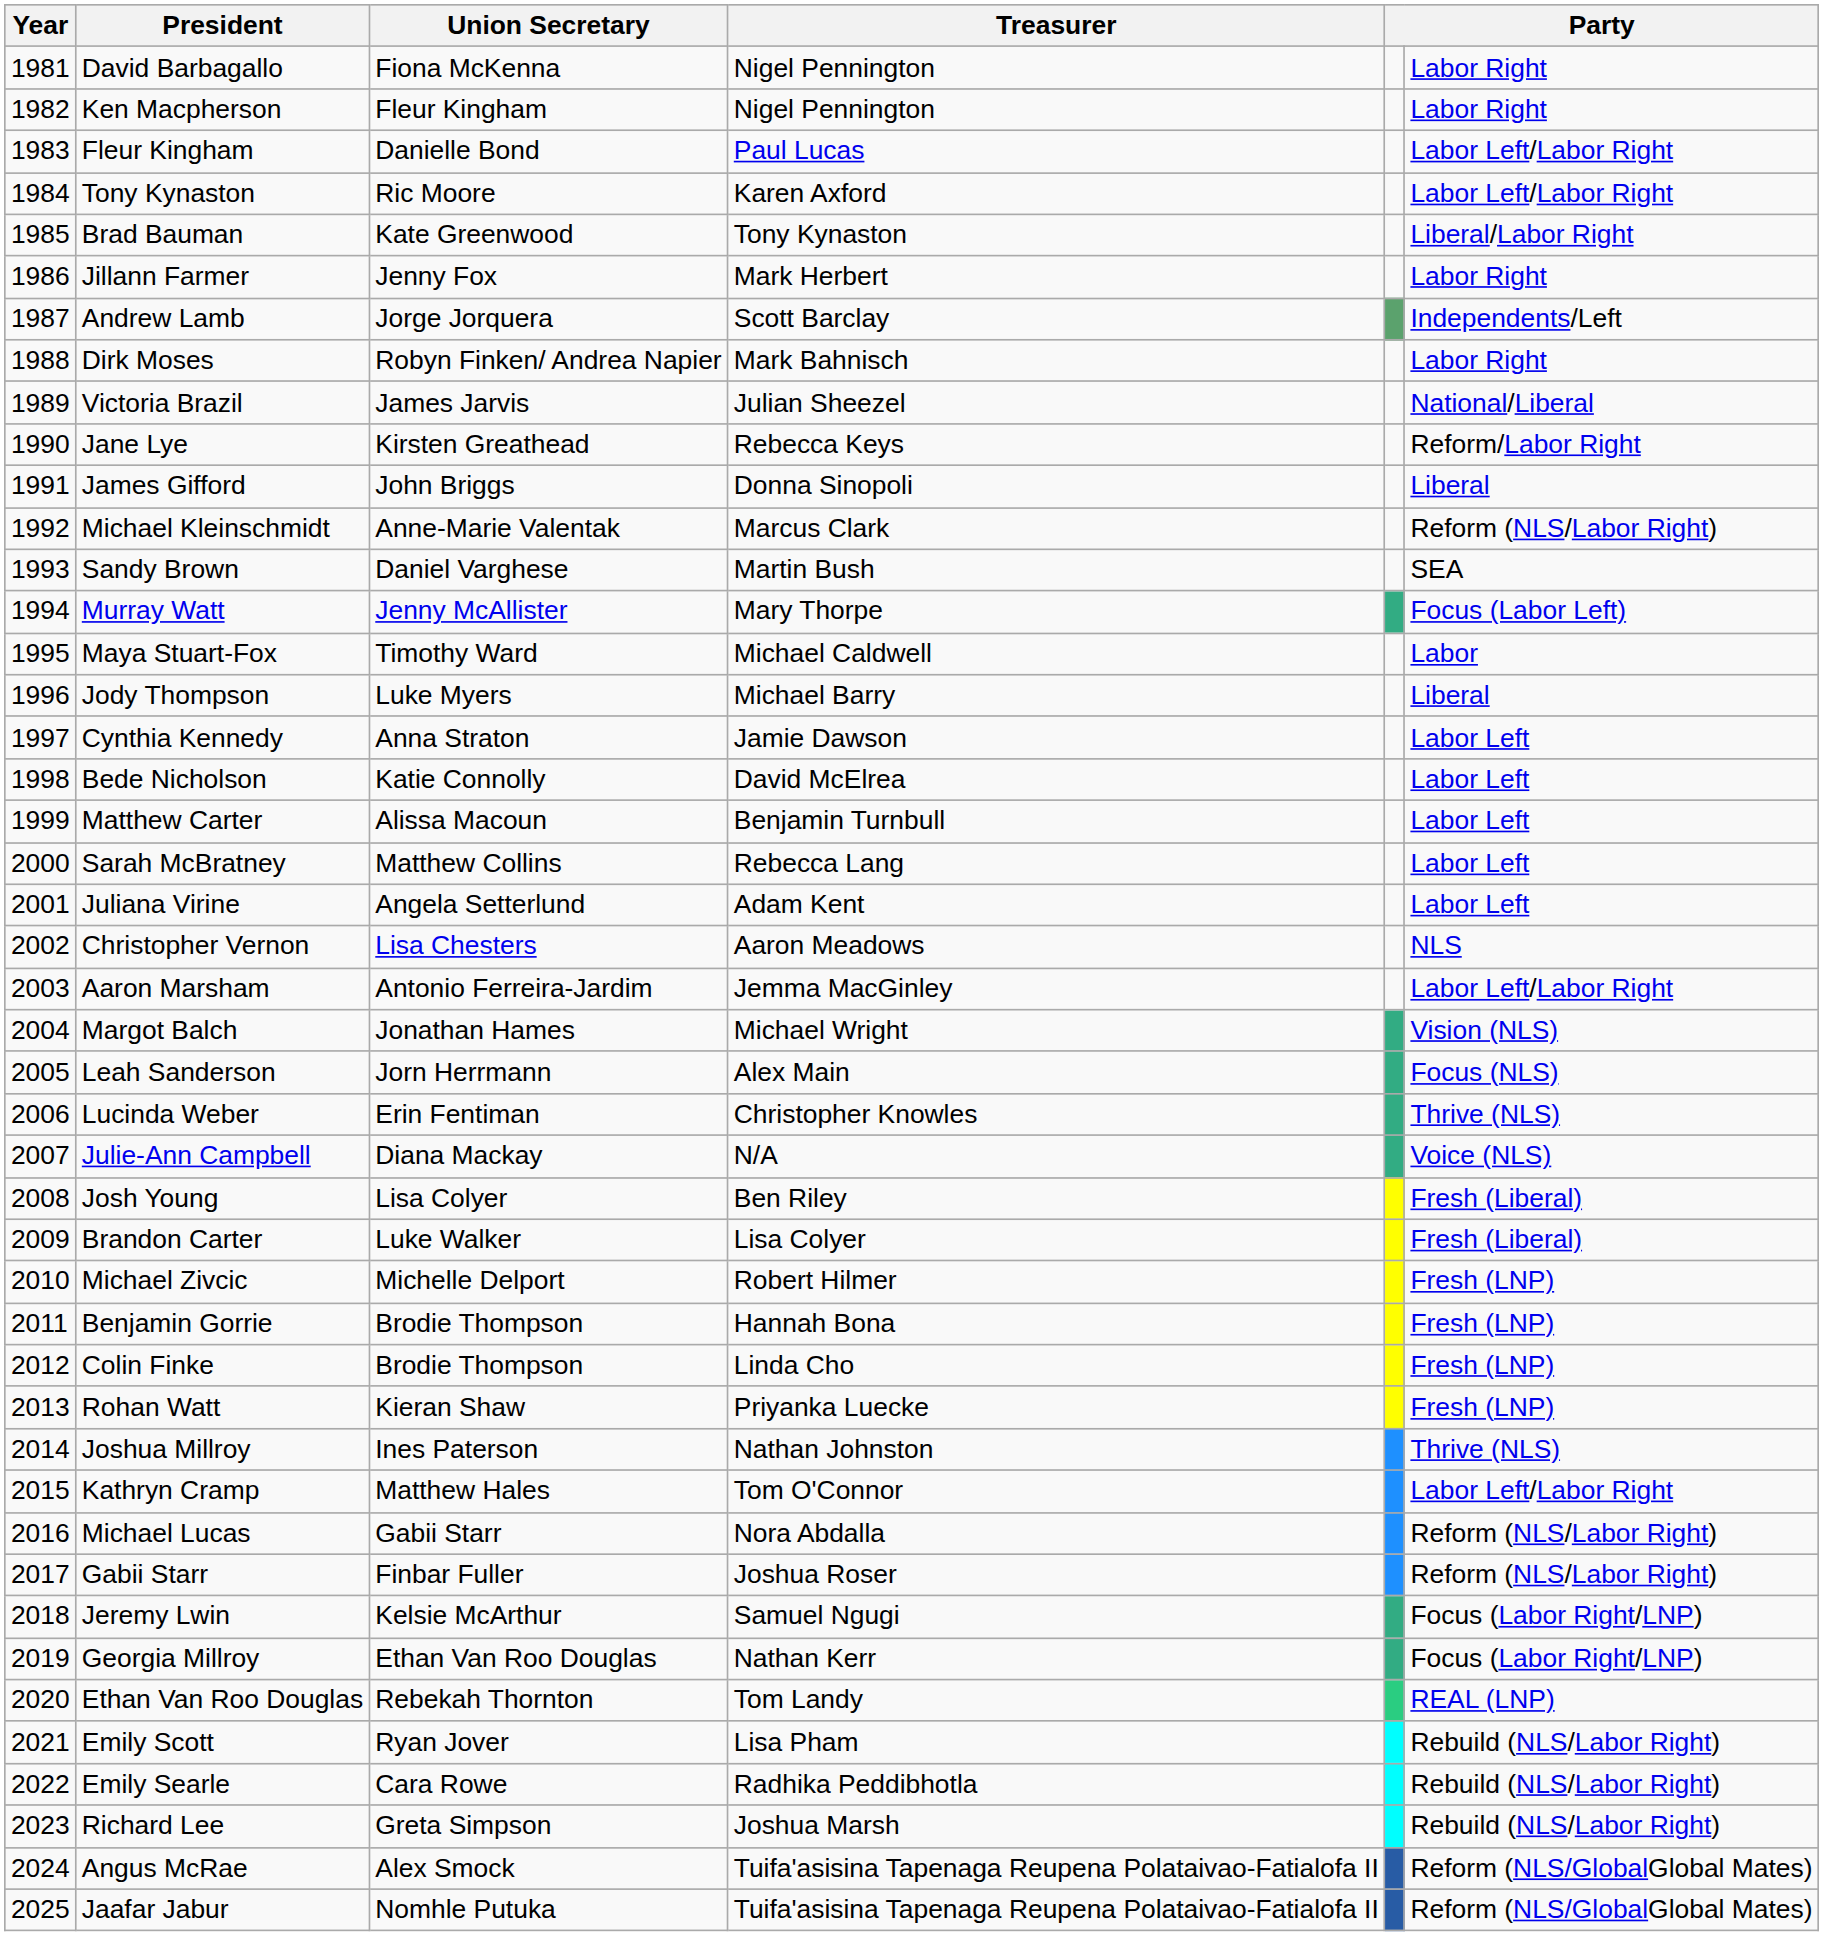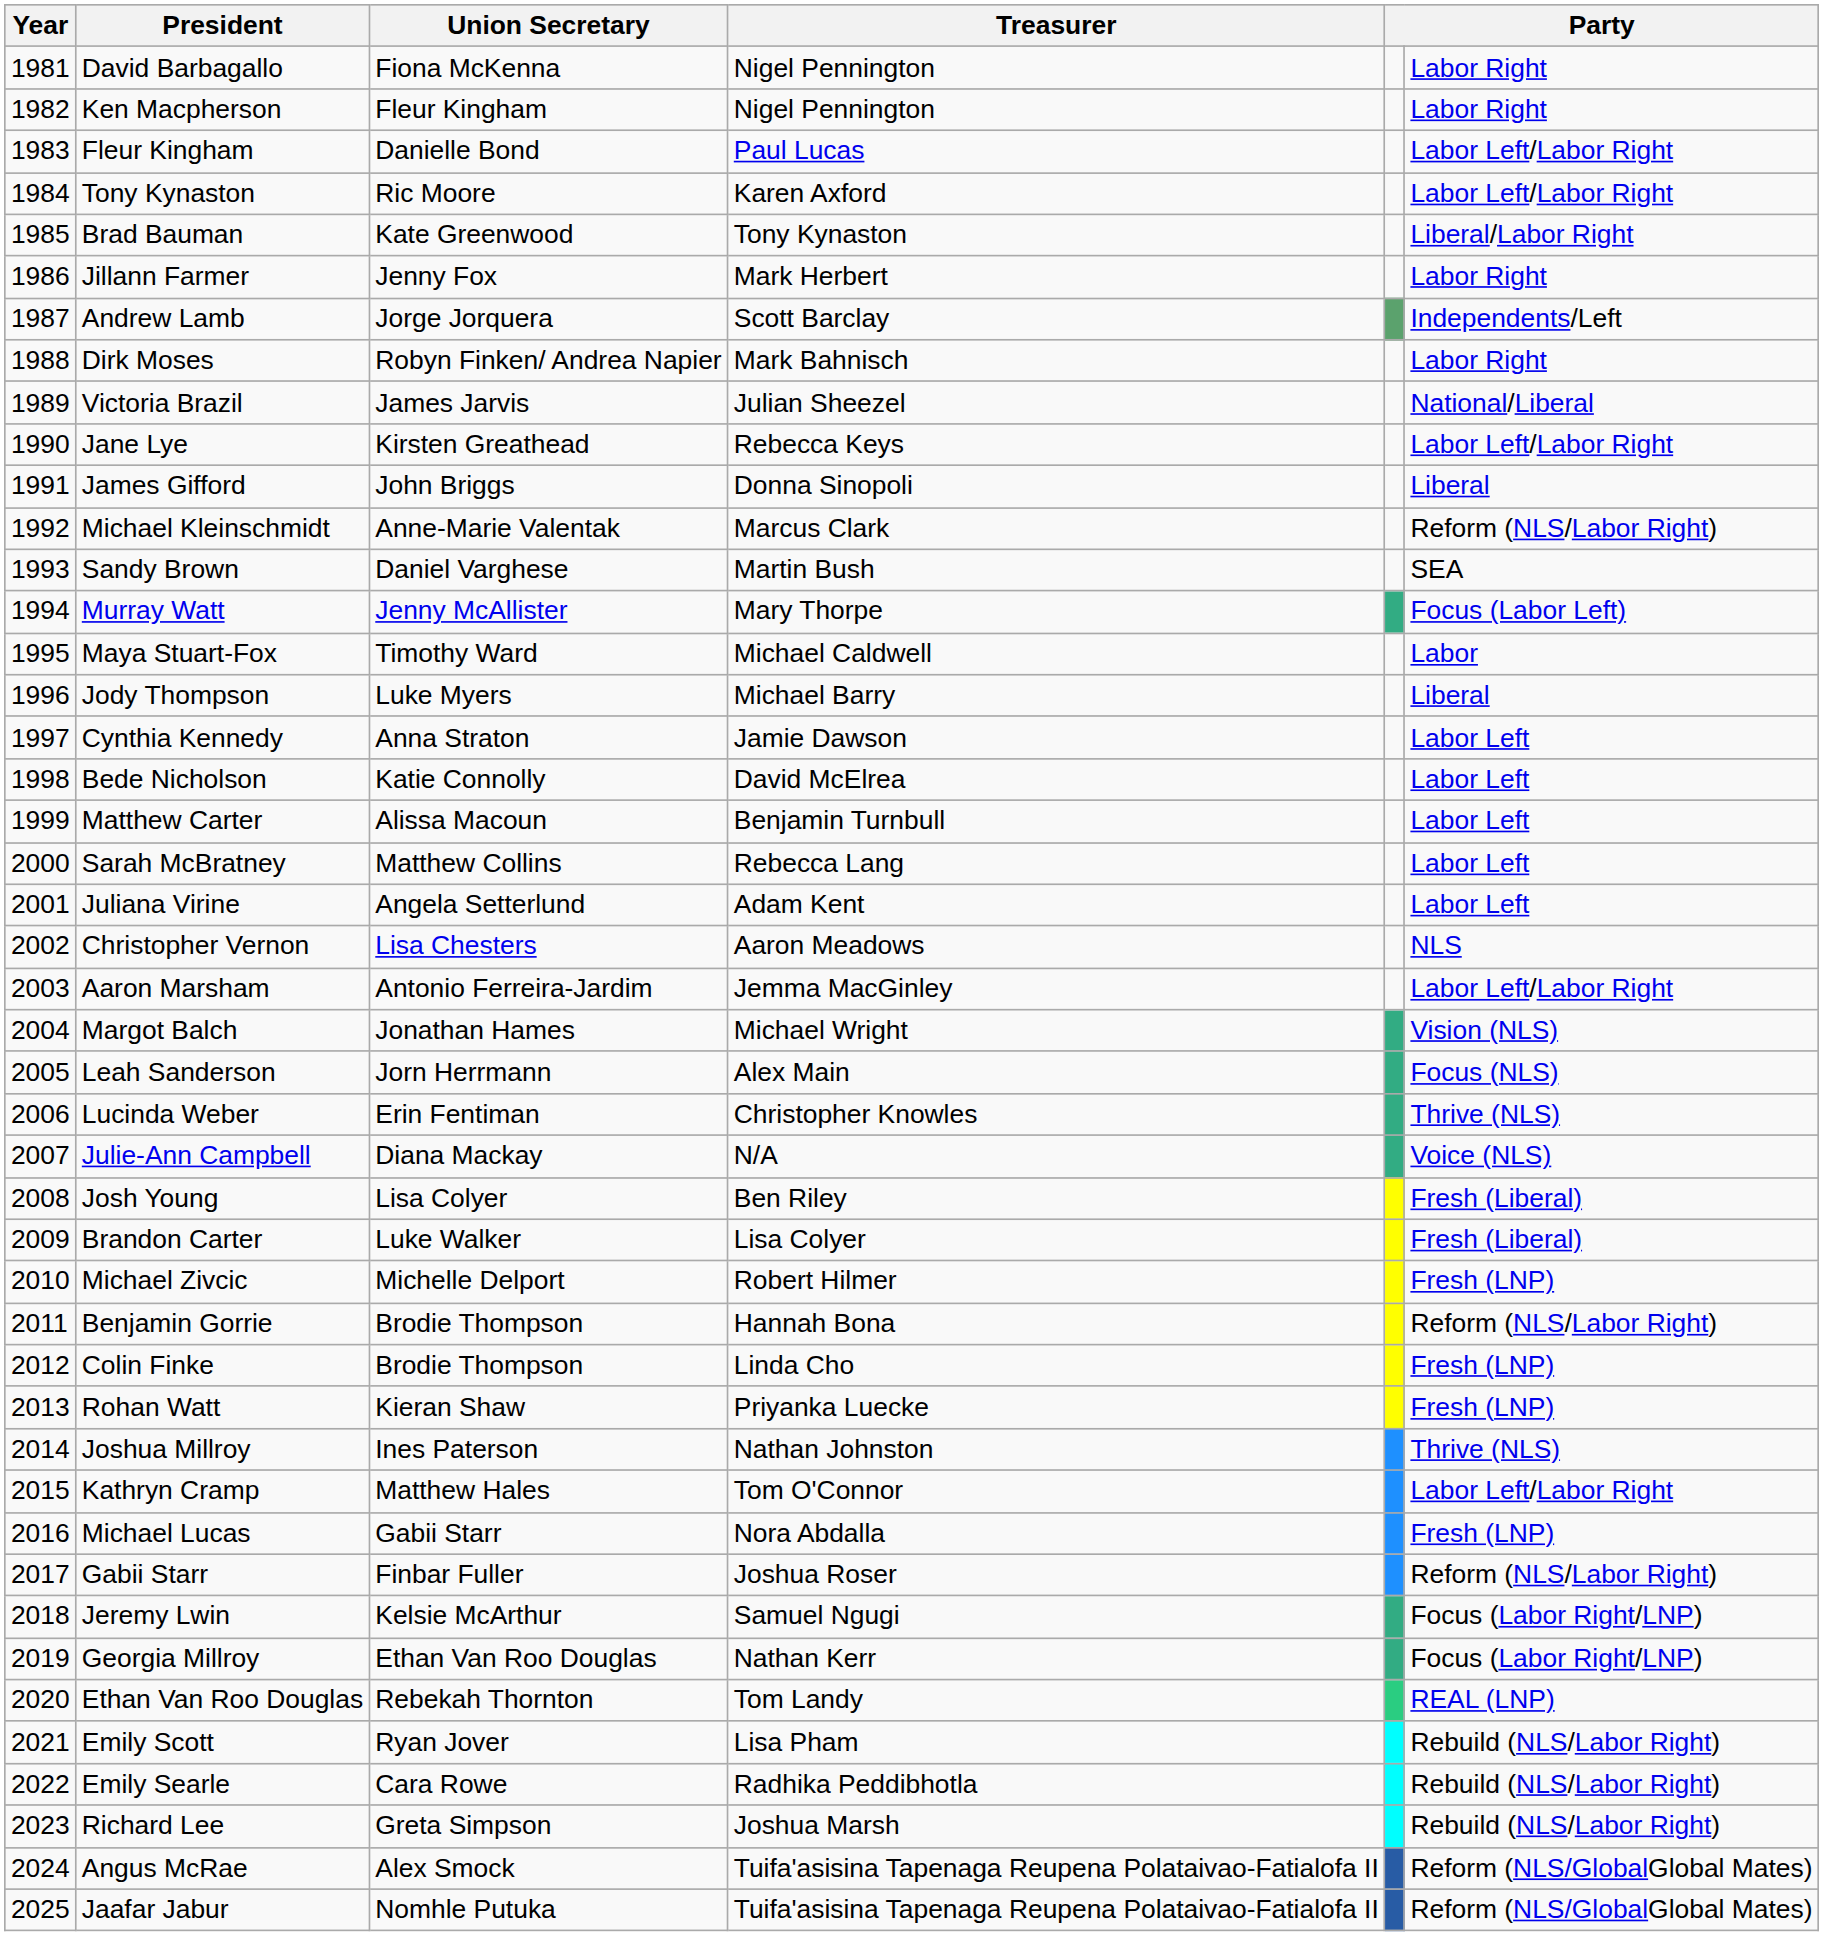(1526, 444) Reform/Labor Right -> (1542, 444) Labor Left/Labor Right
(1482, 1323) Fresh (LNP) -> (1564, 1323) Reform (NLS/Labor Right)
(1564, 1532) Reform (NLS/Labor Right) -> (1482, 1532) Fresh (LNP)
